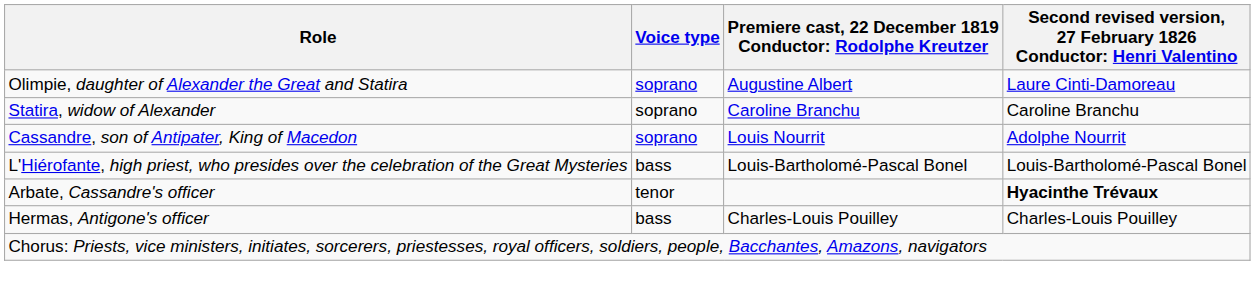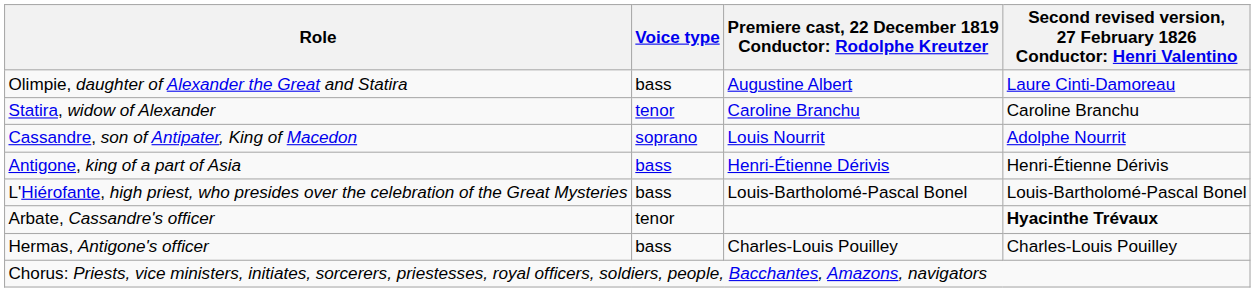(666, 83) soprano -> (653, 83) bass
(666, 110) soprano -> (655, 110) tenor
+ row: (125, 165)
